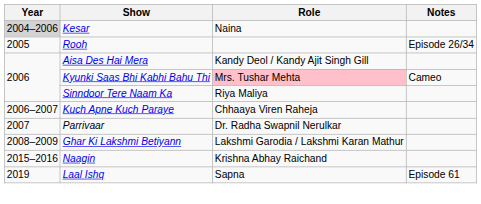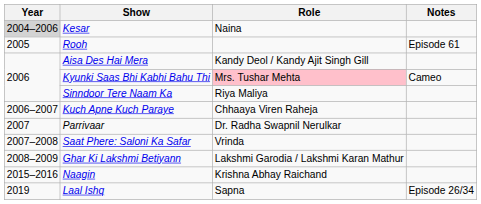(441, 45) Episode 26/34 -> (434, 45) Episode 61
+ row: (127, 142)
(434, 175) Episode 61 -> (441, 191) Episode 26/34
